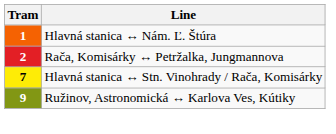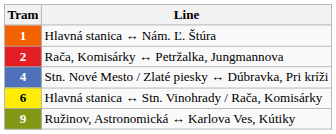+ row: (187, 77)
(23, 77) 7 -> (23, 98) 6
